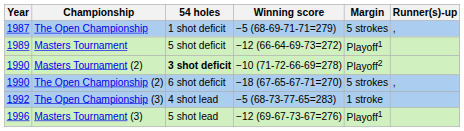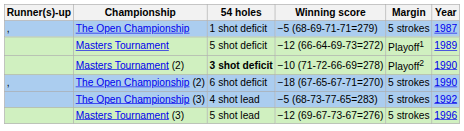columns swapped: (18, 12) <-> (425, 12)
(365, 99) 1 stroke -> (409, 99) 5 strokes
(365, 116) Playoff1 -> (409, 115) 5 strokes
